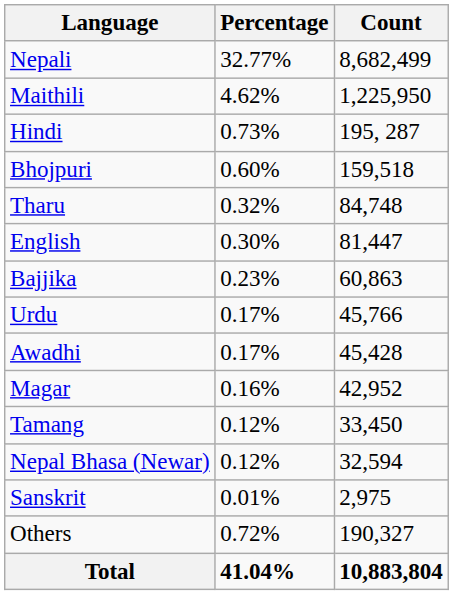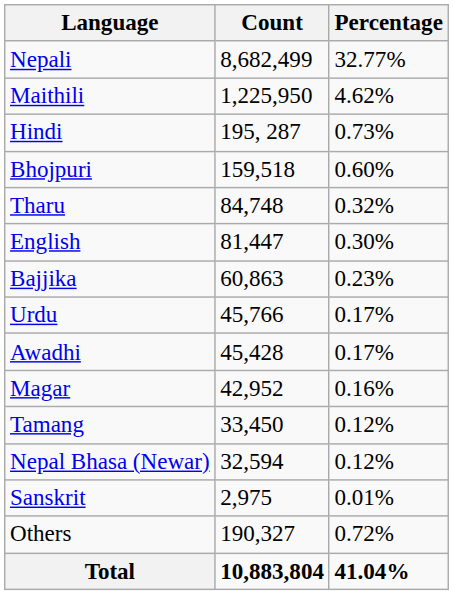columns swapped: (391, 22) <-> (274, 22)
